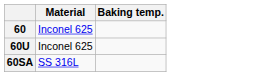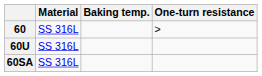+ column: (204, 12)
(65, 29) Inconel 625 -> (58, 29) SS 316L
(65, 46) Inconel 625 -> (58, 46) SS 316L
